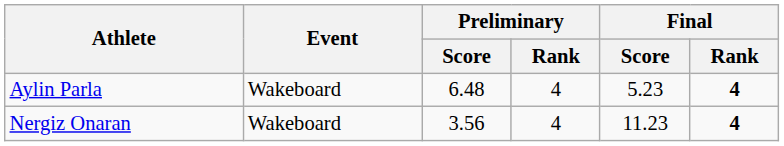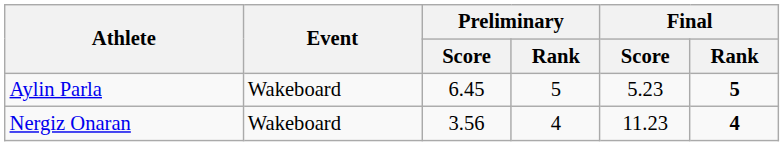(467, 89) 6.48 -> (467, 89) 6.45
(556, 89) 4 -> (556, 89) 5
(735, 89) 4 -> (735, 89) 5
